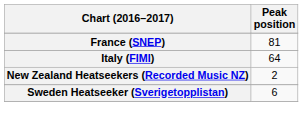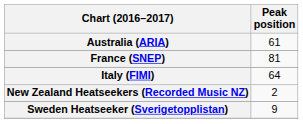+ row: (128, 42)
(274, 93) 6 -> (274, 110) 9
